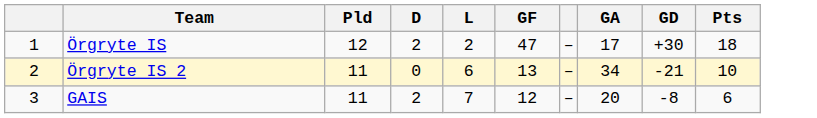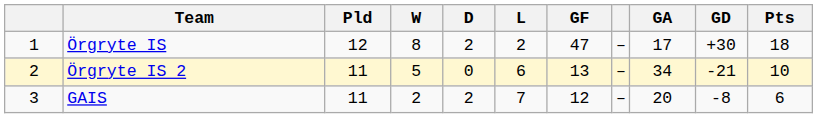+ column: (416, 18)
